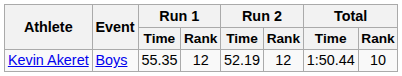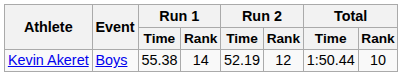(159, 60) 55.35 -> (159, 60) 55.38
(201, 60) 12 -> (201, 60) 14
